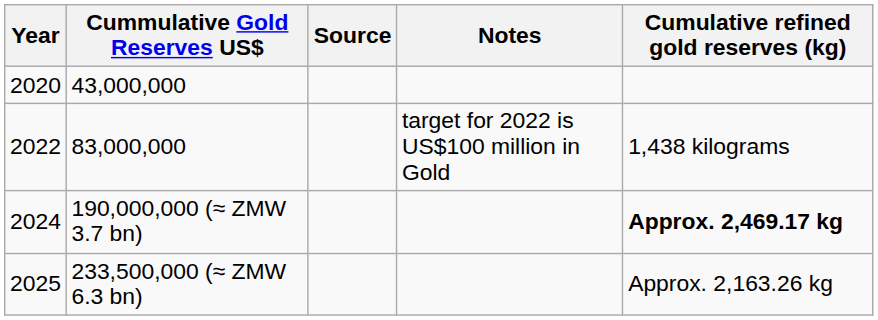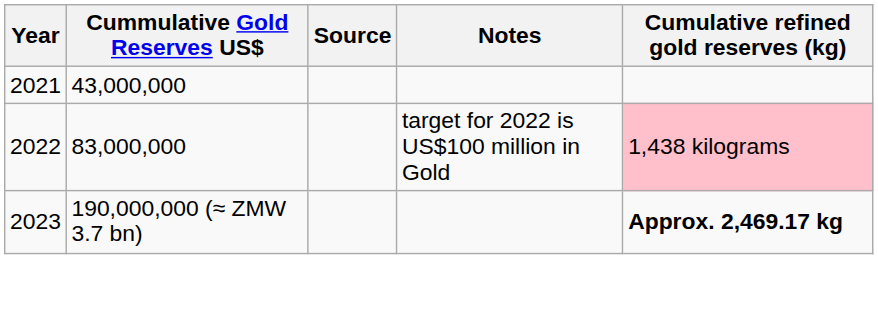(35, 84) 2020 -> (35, 84) 2021
(709, 146) no background -> (709, 146) pink background
(35, 221) 2024 -> (35, 221) 2023
- row: (179, 283)
